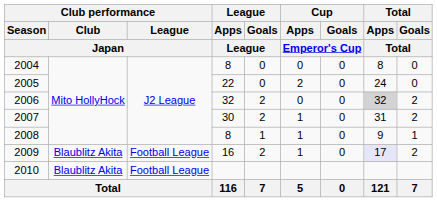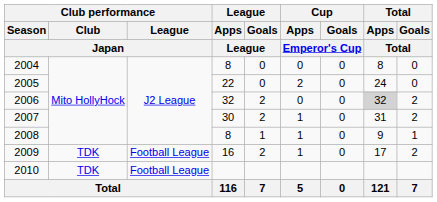(88, 153) Blaublitz Akita -> (88, 153) TDK
(380, 153) lavender background -> (380, 153) no background
(88, 170) Blaublitz Akita -> (88, 170) TDK
